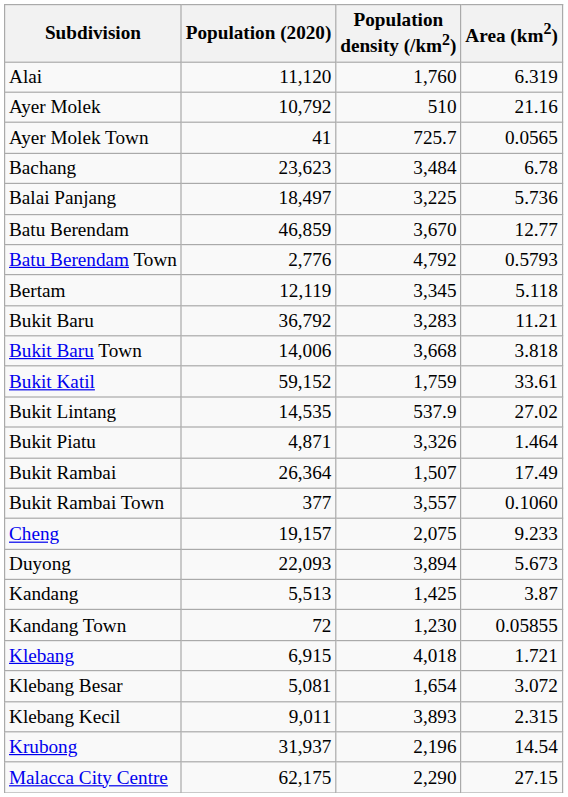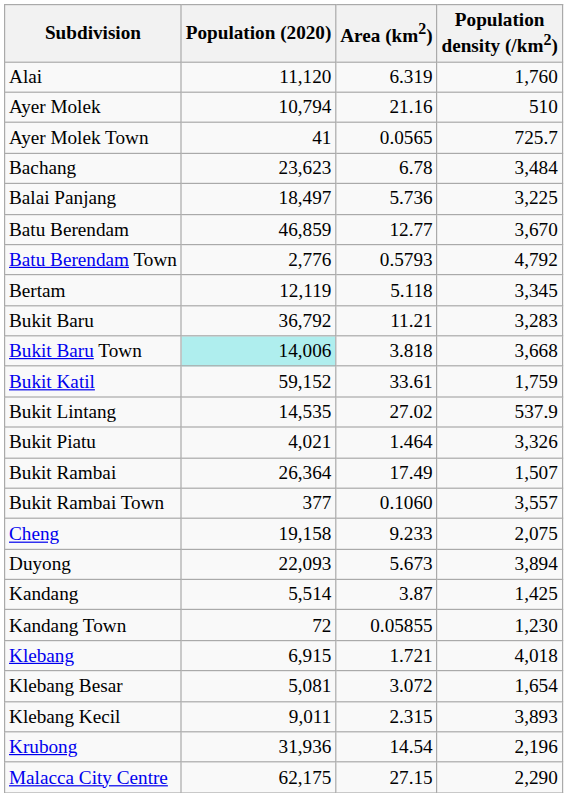columns swapped: (512, 33) <-> (398, 33)
(305, 107) 10,792 -> (305, 107) 10,794
(305, 351) no background -> (305, 351) paleturquoise background
(310, 442) 4,871 -> (310, 442) 4,021
(305, 533) 19,157 -> (305, 533) 19,158
(310, 594) 5,513 -> (310, 594) 5,514
(305, 746) 31,937 -> (305, 746) 31,936
